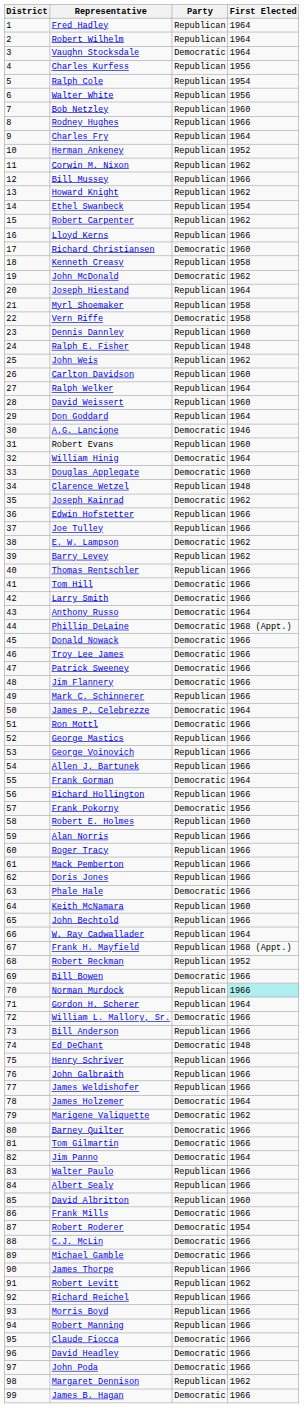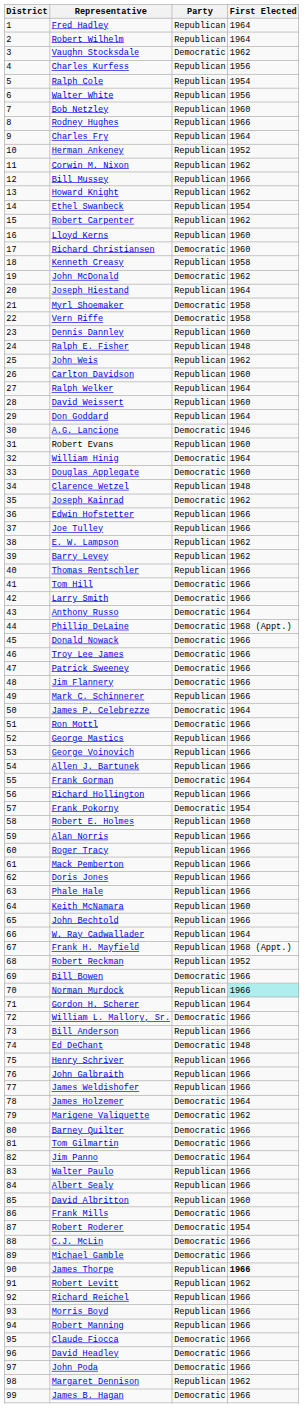(240, 53) 1964 -> (240, 53) 1962
(240, 235) 1966 -> (240, 235) 1960
(200, 305) Republican -> (200, 305) Democratic
(200, 543) Democratic -> (200, 543) Republican
(240, 808) 1956 -> (240, 808) 1954
(200, 892) Democratic -> (200, 892) Republican
(240, 1270) normal -> (240, 1270) bold
